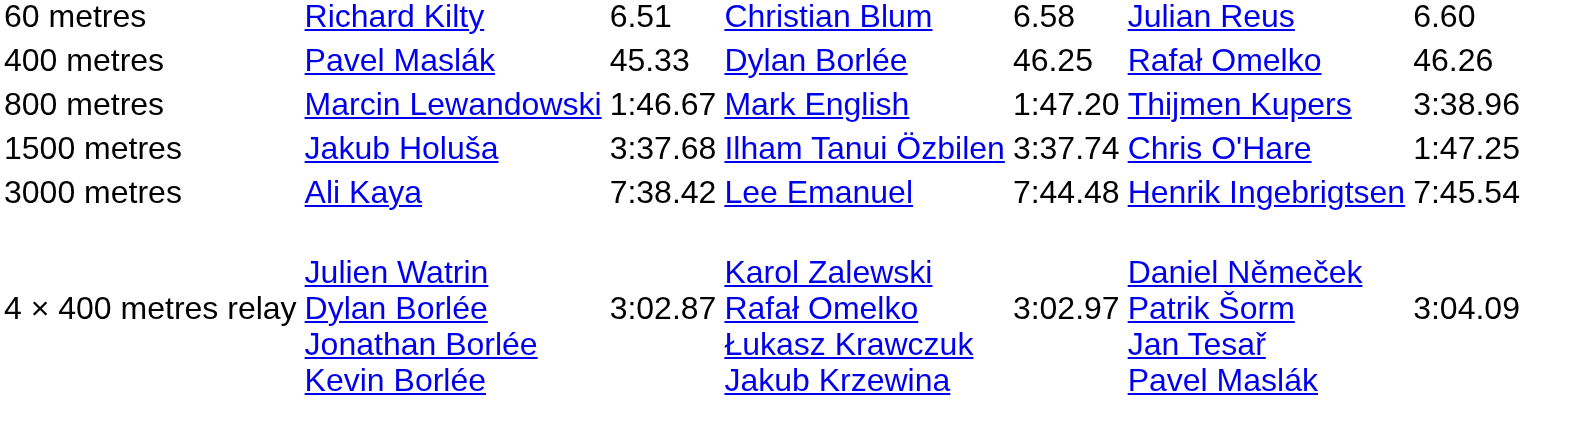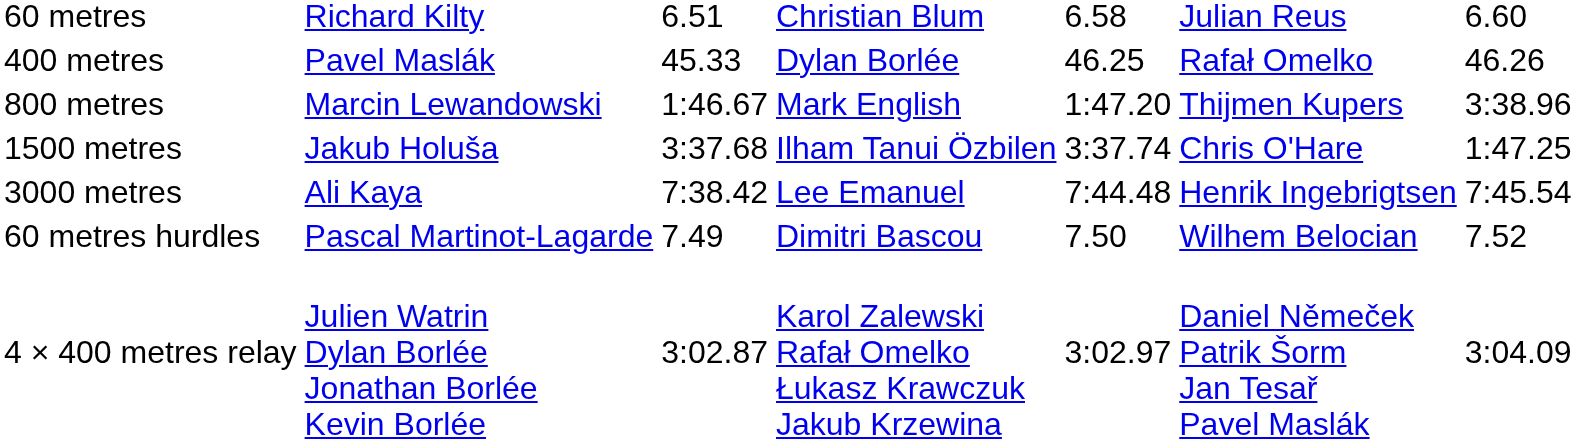+ row: (132, 236)
